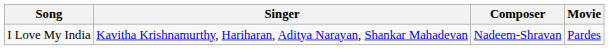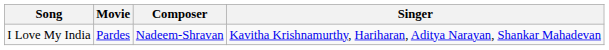columns swapped: (584, 14) <-> (282, 14)
